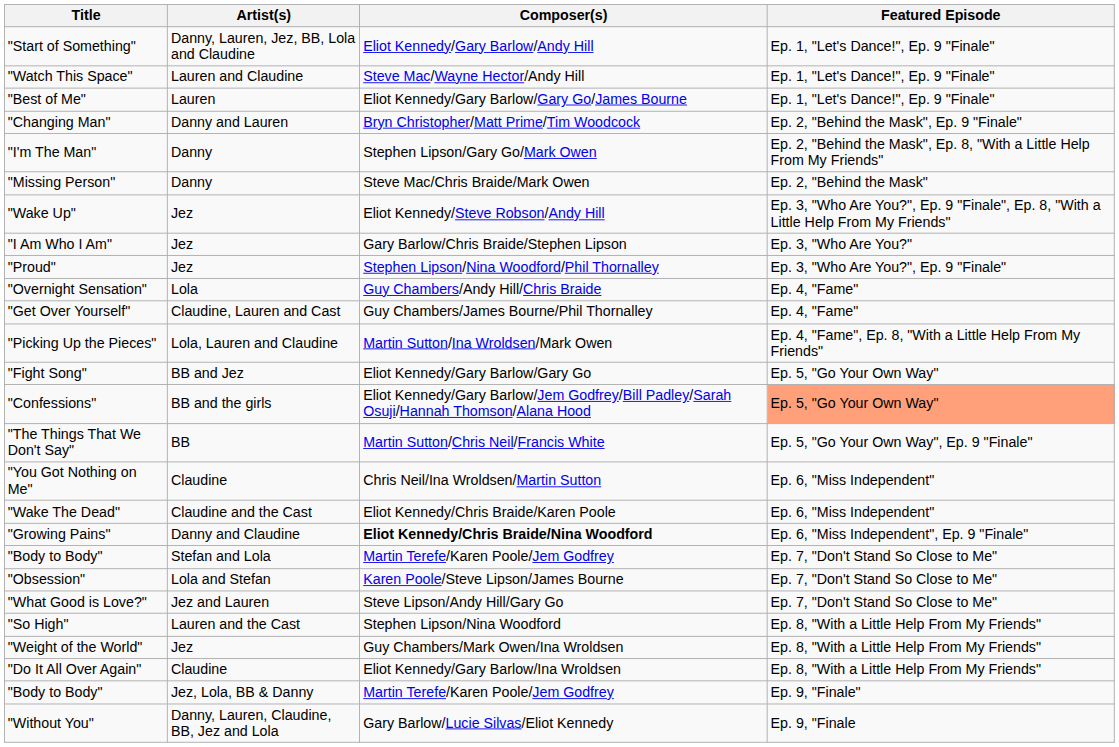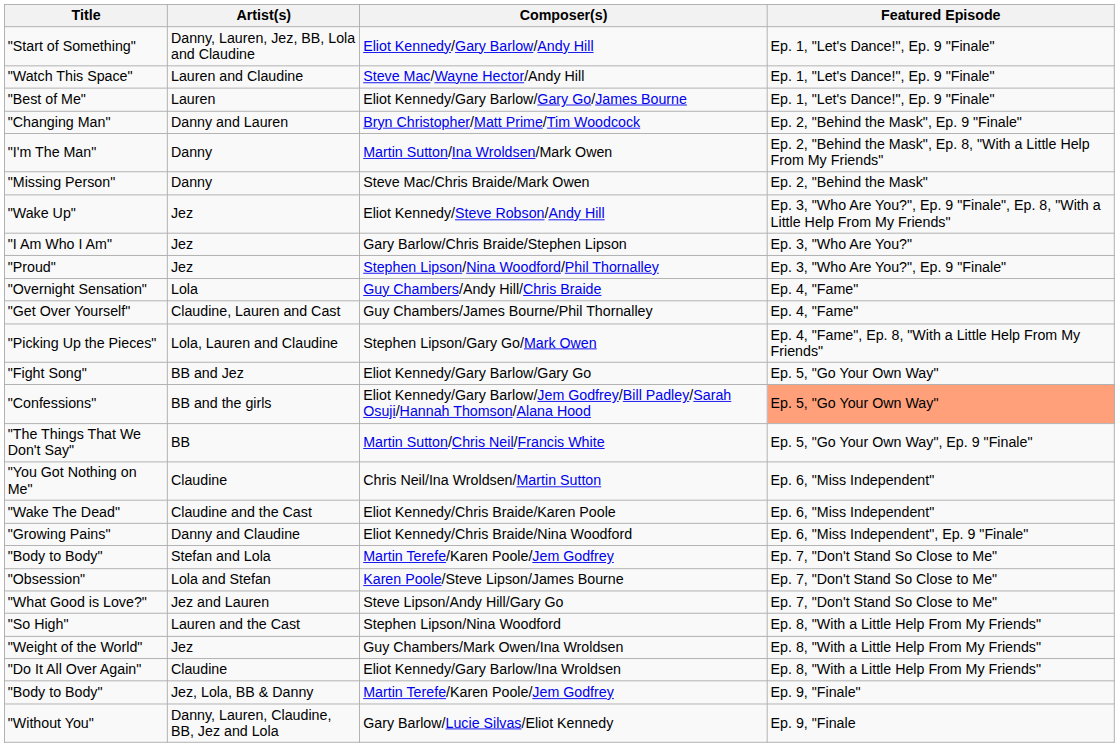(480, 152) Stephen Lipson/Gary Go/Mark Owen -> (488, 152) Martin Sutton/Ina Wroldsen/Mark Owen
(488, 342) Martin Sutton/Ina Wroldsen/Mark Owen -> (480, 342) Stephen Lipson/Gary Go/Mark Owen
(508, 534) bold -> (498, 534) normal
